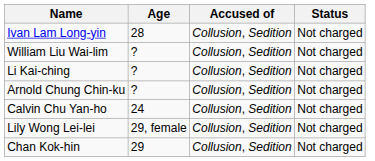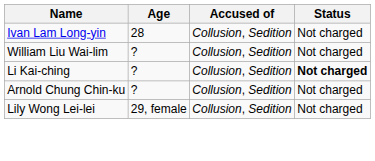(330, 71) normal -> (332, 71) bold
- row: (57, 109)
- row: (43, 147)
